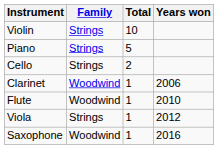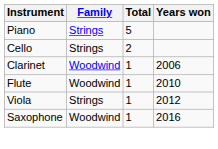- row: (20, 30)
